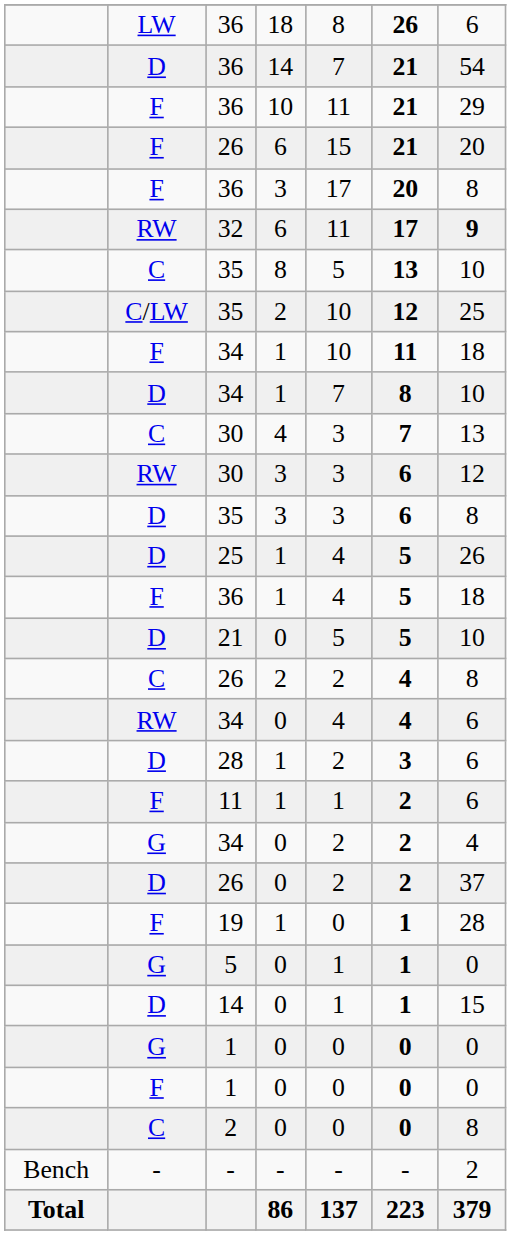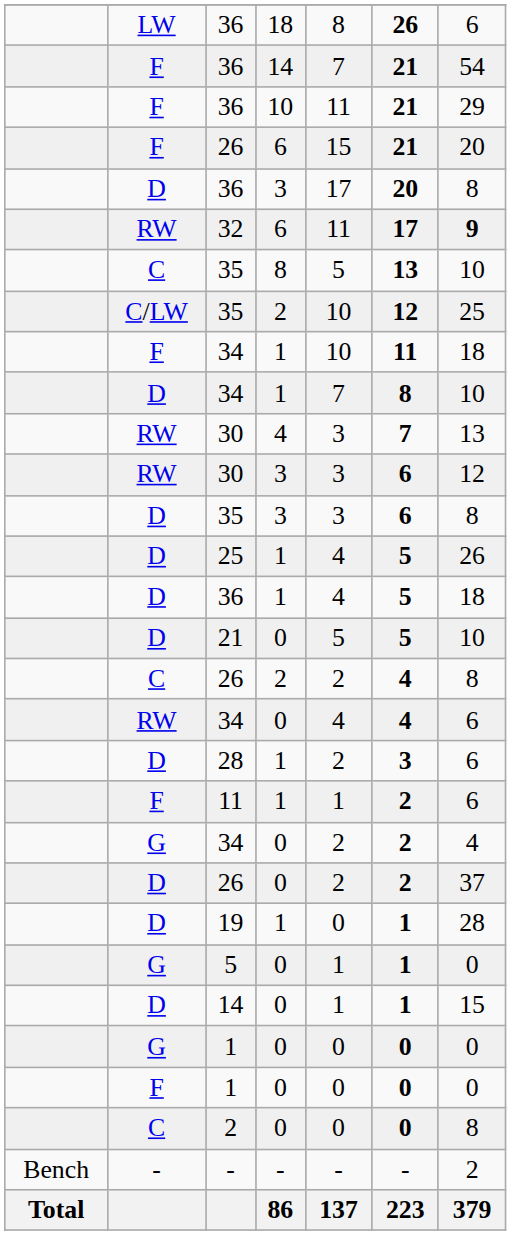(157, 65) D -> (157, 65) F
(157, 188) F -> (157, 188) D
(157, 433) C -> (157, 433) RW
(157, 596) F -> (157, 596) D
(157, 923) F -> (157, 923) D
